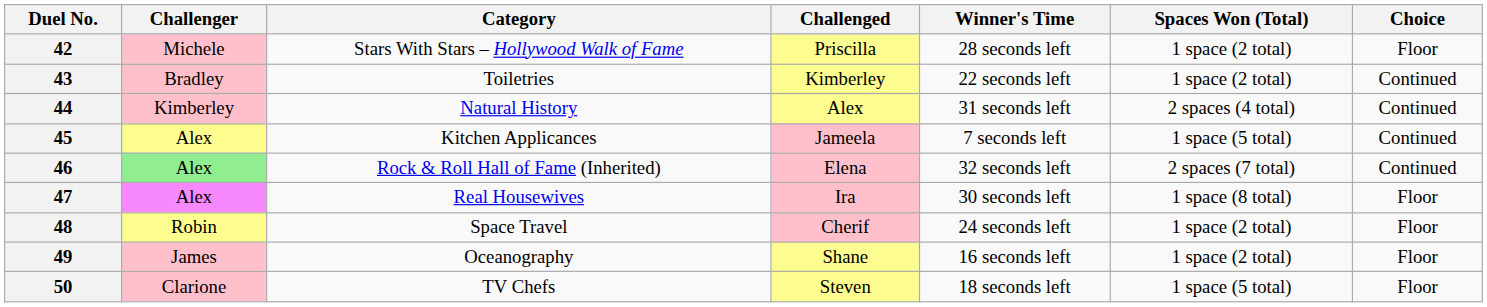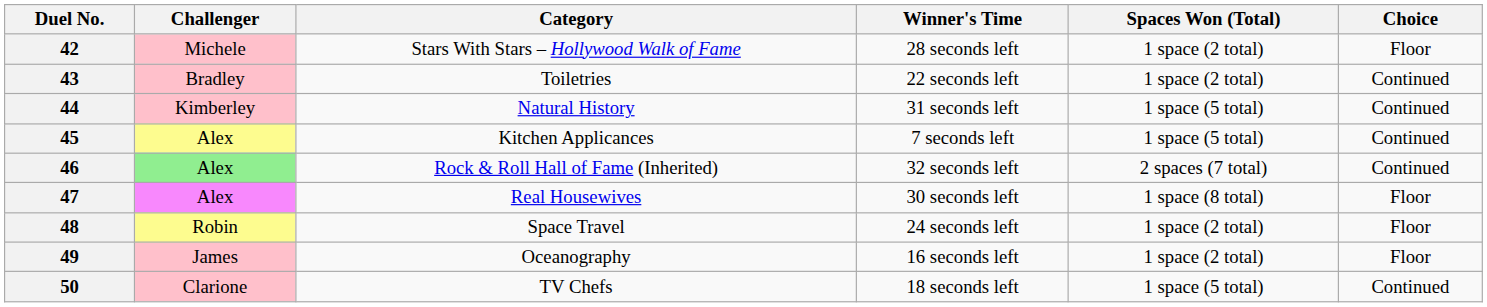- column: (845, 19)
(1231, 108) 2 spaces (4 total) -> (1204, 108) 1 space (5 total)
(1418, 286) Floor -> (1410, 286) Continued
